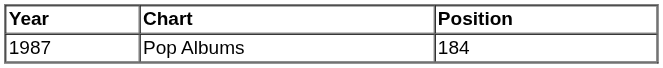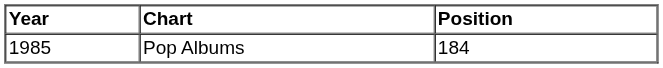(30, 47) 1987 -> (30, 47) 1985
